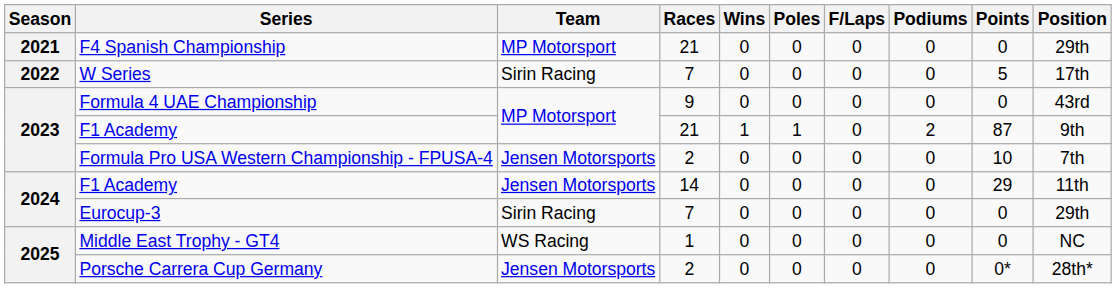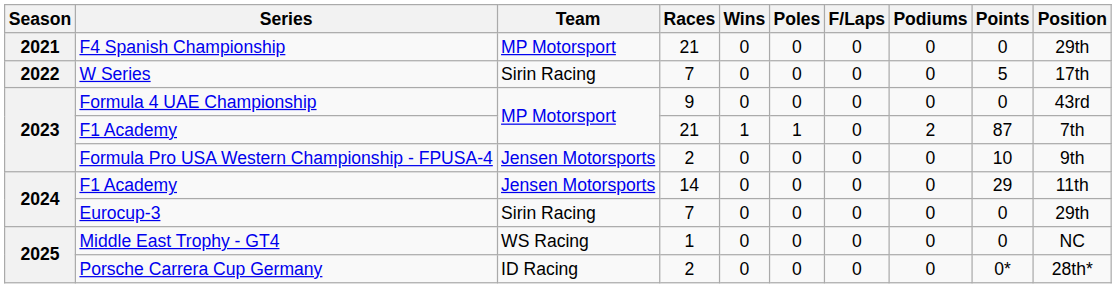(1072, 130) 9th -> (1072, 130) 7th
(1072, 158) 7th -> (1072, 158) 9th
(578, 269) Jensen Motorsports -> (540, 269) ID Racing
